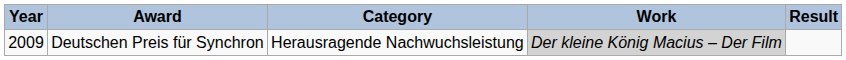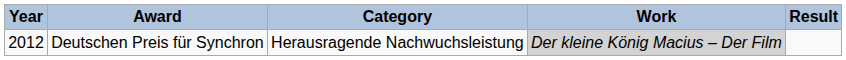(26, 42) 2009 -> (26, 42) 2012
